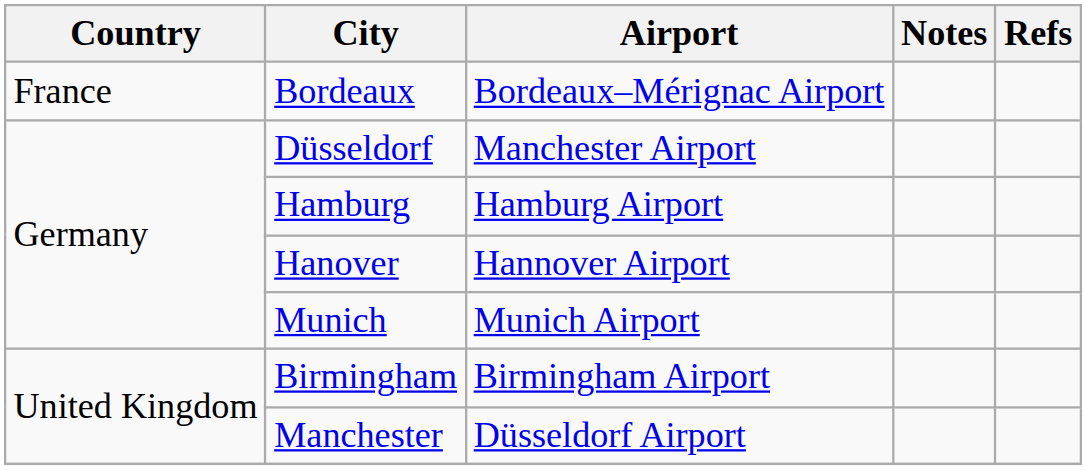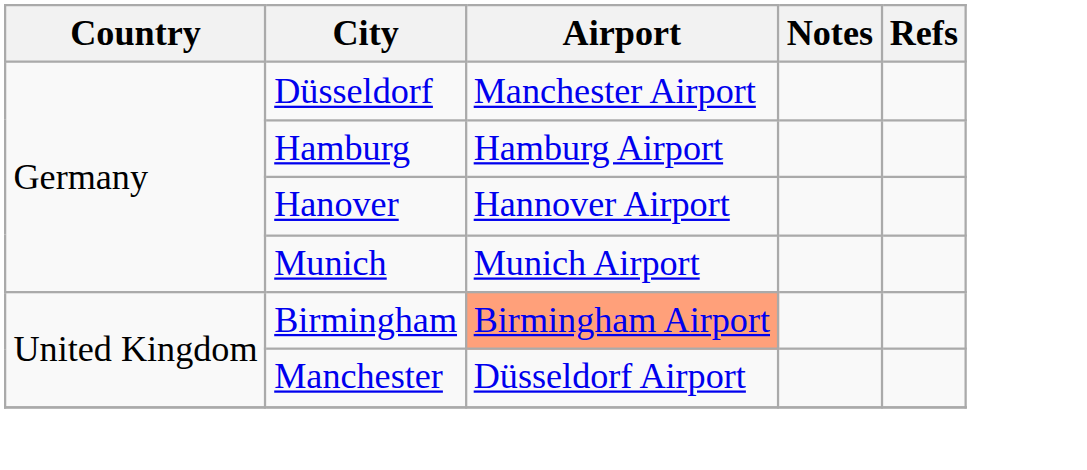- row: (345, 90)
(622, 377) no background -> (622, 319) lightsalmon background
